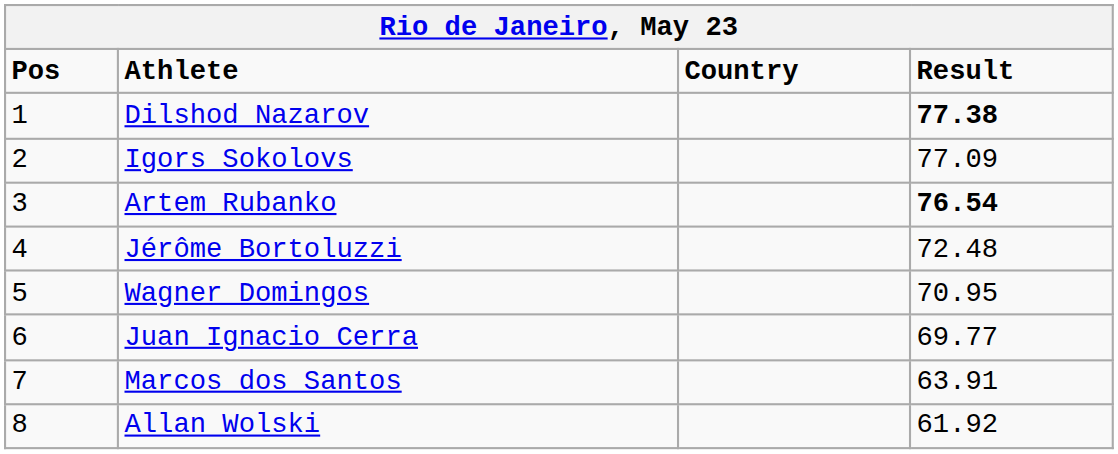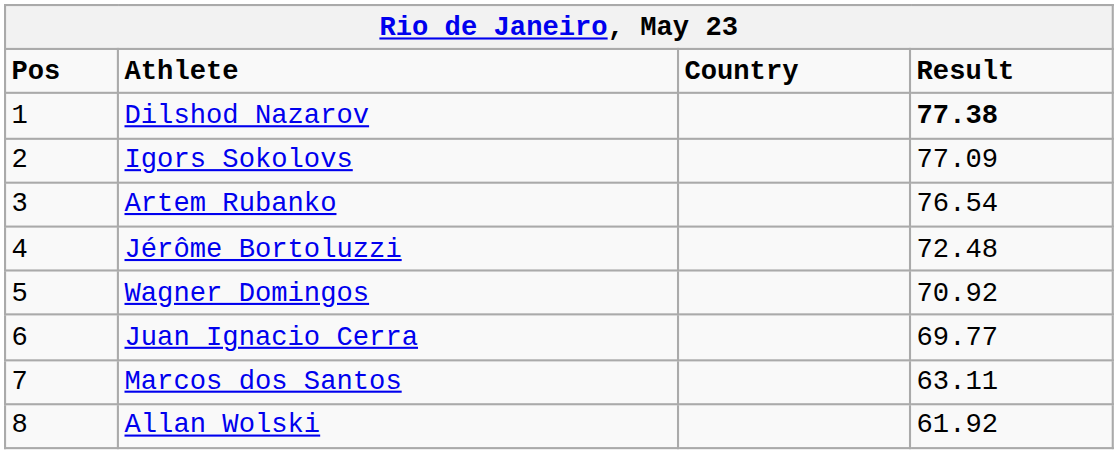(957, 204) bold -> (957, 204) normal
(957, 293) 70.95 -> (957, 293) 70.92
(957, 381) 63.91 -> (957, 381) 63.11
